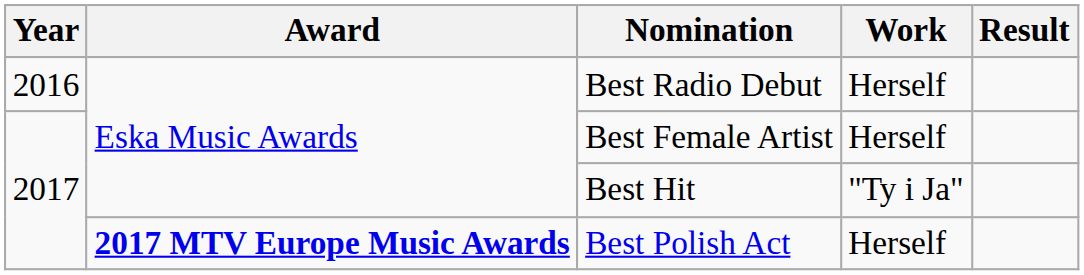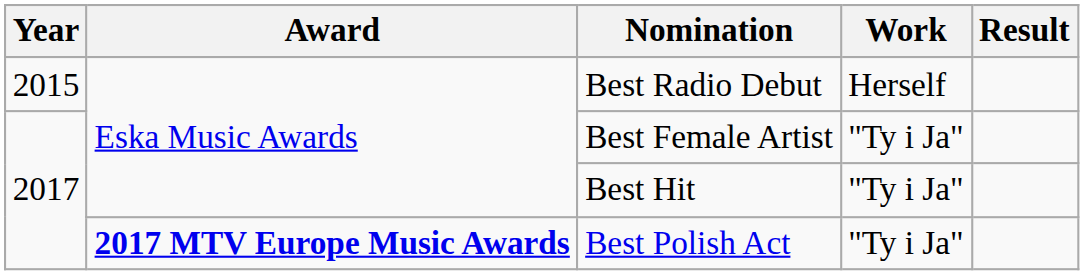(46, 83) 2016 -> (46, 83) 2015
(897, 136) Herself -> (906, 136) "Ty i Ja"
(897, 242) Herself -> (906, 242) "Ty i Ja"
